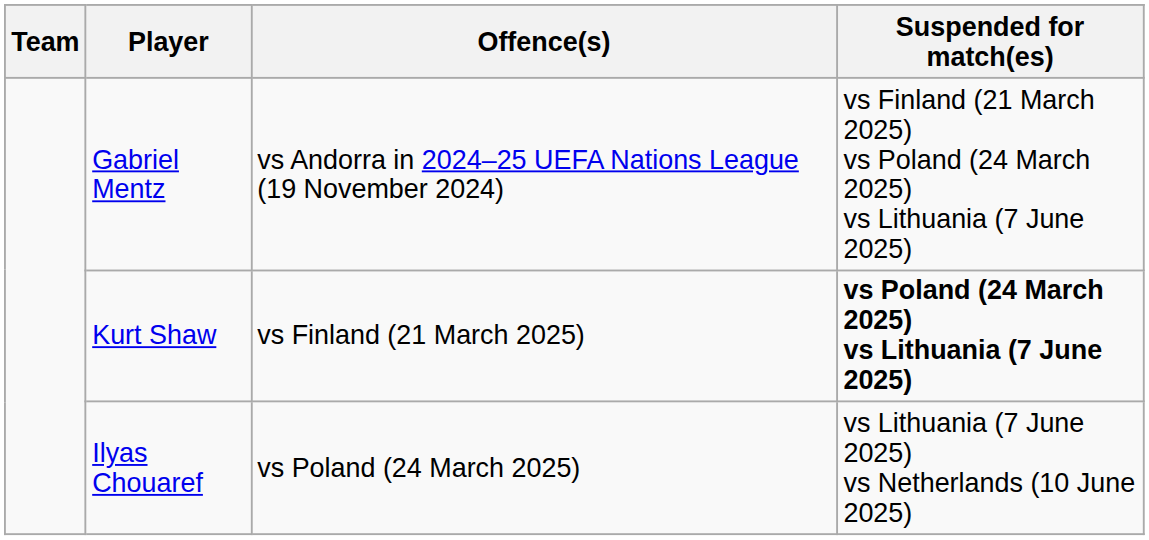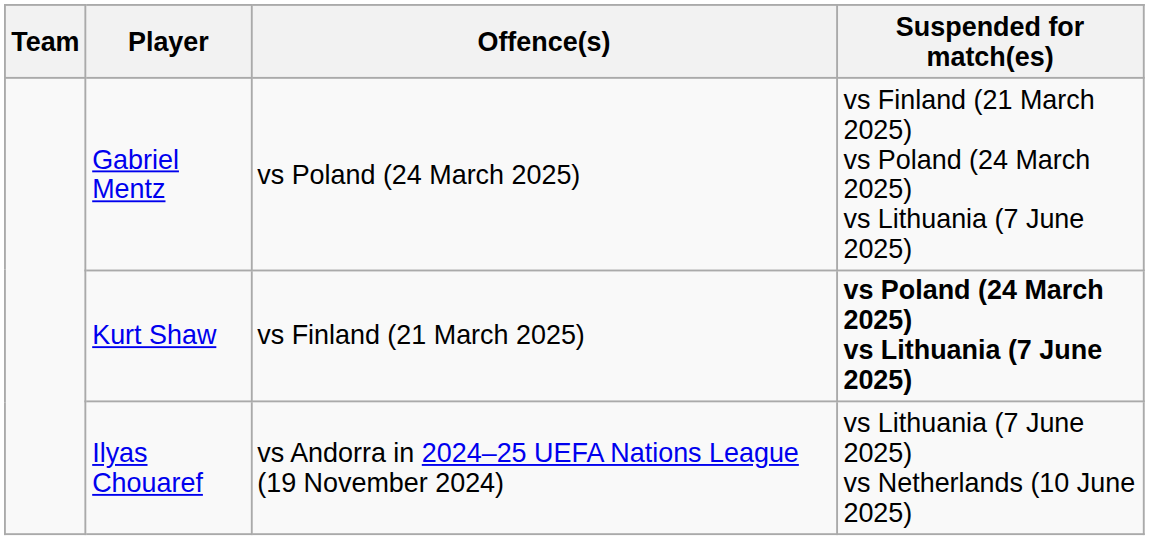(528, 174) vs Andorra in 2024–25 UEFA Nations League (19 November 2024) -> (419, 174) vs Poland (24 March 2025)
(419, 468) vs Poland (24 March 2025) -> (528, 468) vs Andorra in 2024–25 UEFA Nations League (19 November 2024)
